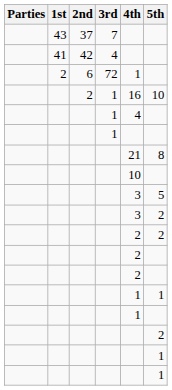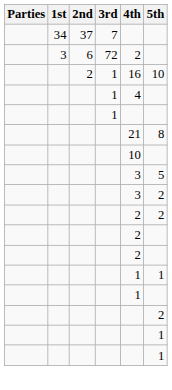(60, 34) 43 -> (60, 34) 34
- row: (86, 54)
(63, 74) 2 -> (63, 54) 3
(138, 74) 1 -> (138, 54) 2
